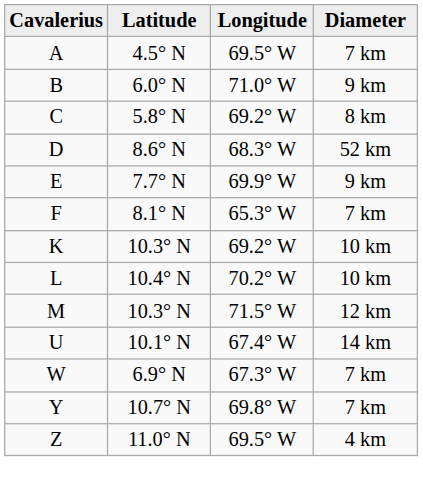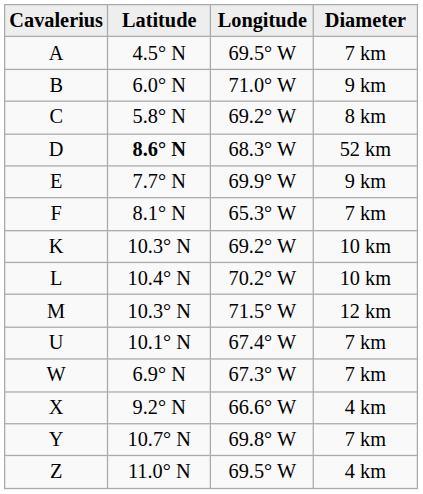(159, 149) normal -> (159, 149) bold
(365, 342) 14 km -> (365, 342) 7 km
+ row: (56, 407)
